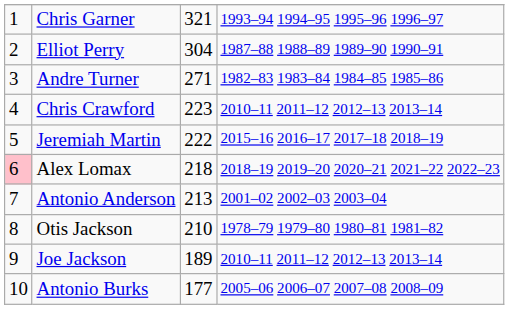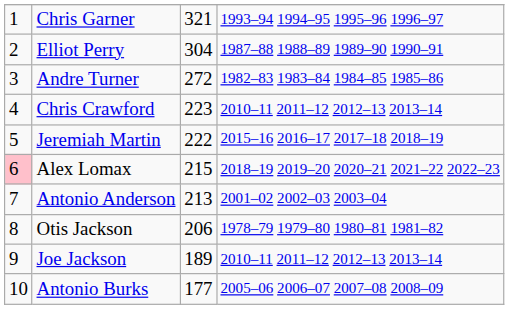(198, 79) 271 -> (198, 79) 272
(198, 169) 218 -> (198, 169) 215
(198, 229) 210 -> (198, 229) 206
